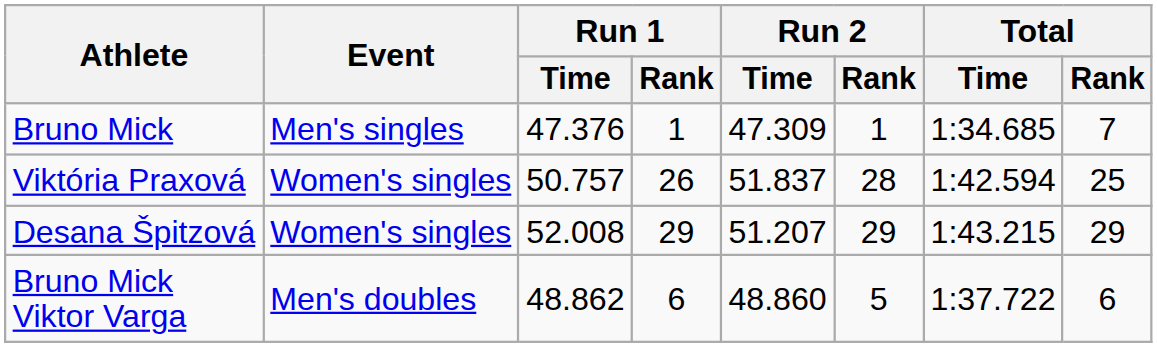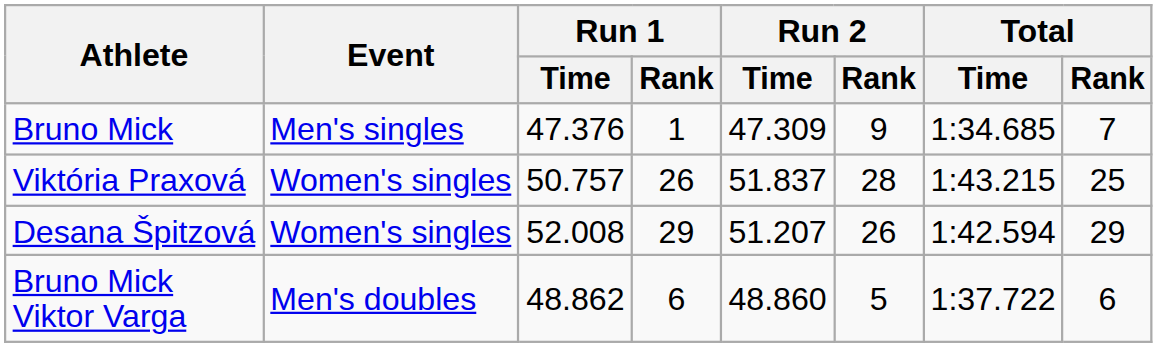(879, 129) 1 -> (879, 129) 9
(993, 180) 1:42.594 -> (993, 180) 1:43.215
(879, 231) 29 -> (879, 231) 26
(993, 231) 1:43.215 -> (993, 231) 1:42.594
